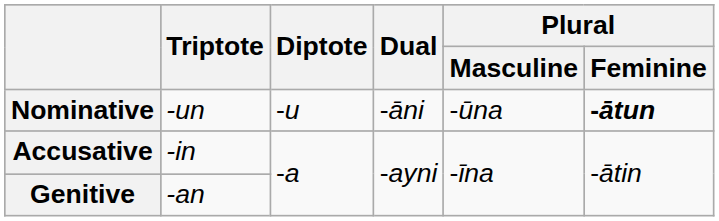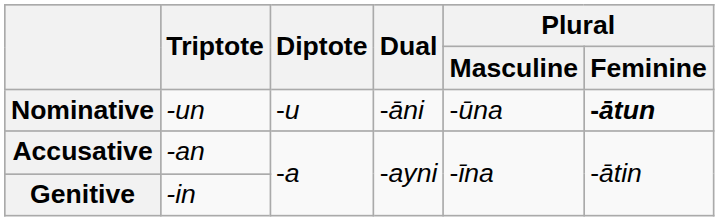(181, 151) -in -> (186, 151) -an
(186, 194) -an -> (181, 194) -in
